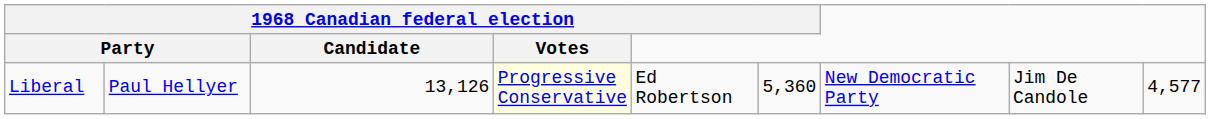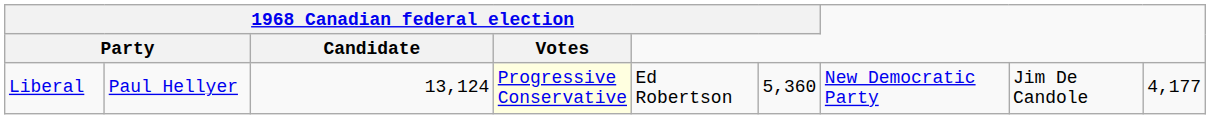(457, 88) 13,126 -> (457, 88) 13,124
(1174, 88) 4,577 -> (1174, 88) 4,177
